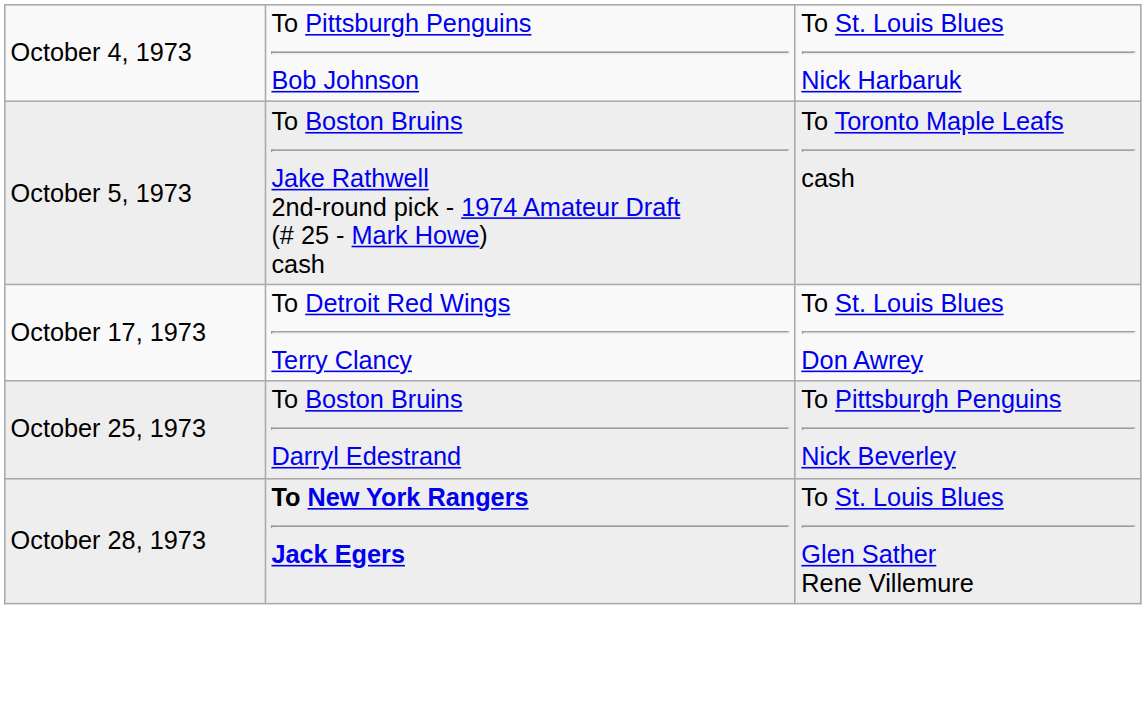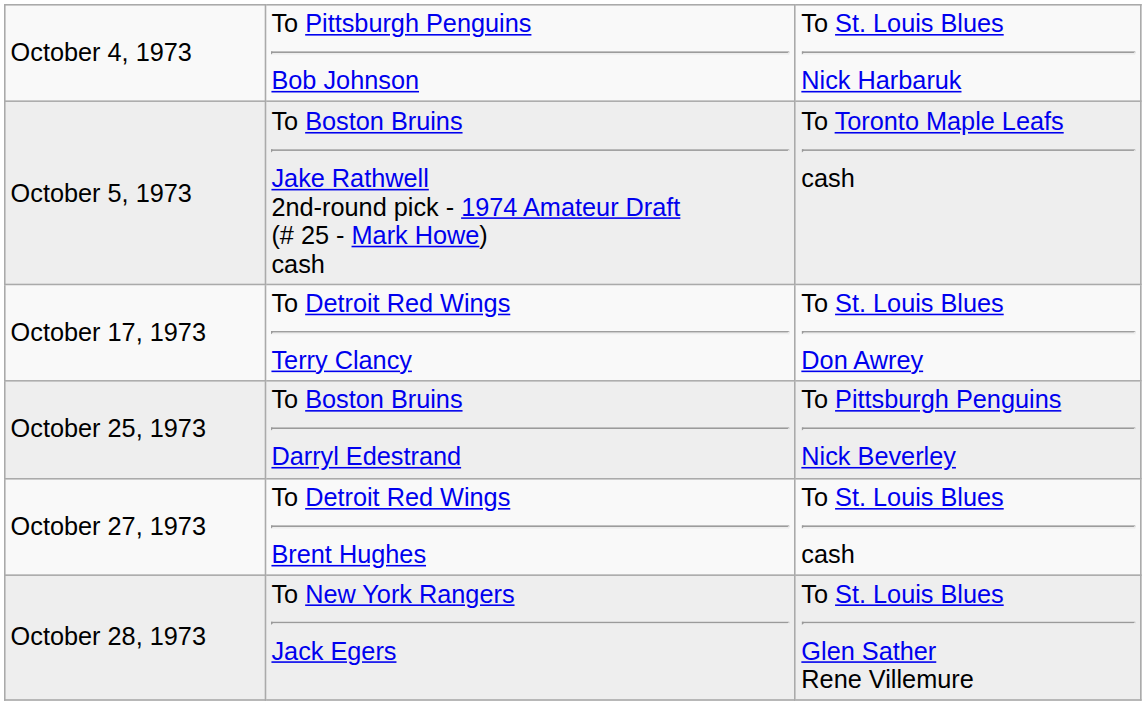+ row: (108, 526)
(531, 526) bold -> (531, 623) normal
